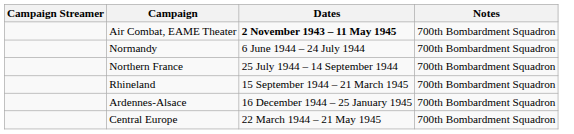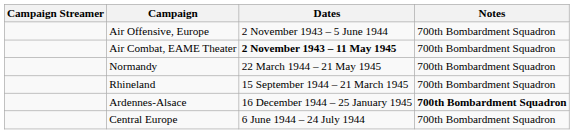+ row: (159, 31)
(303, 48) 6 June 1944 – 24 July 1944 -> (311, 66) 22 March 1944 – 21 May 1945
- row: (146, 66)
(486, 102) normal -> (492, 102) bold
(311, 119) 22 March 1944 – 21 May 1945 -> (303, 119) 6 June 1944 – 24 July 1944
